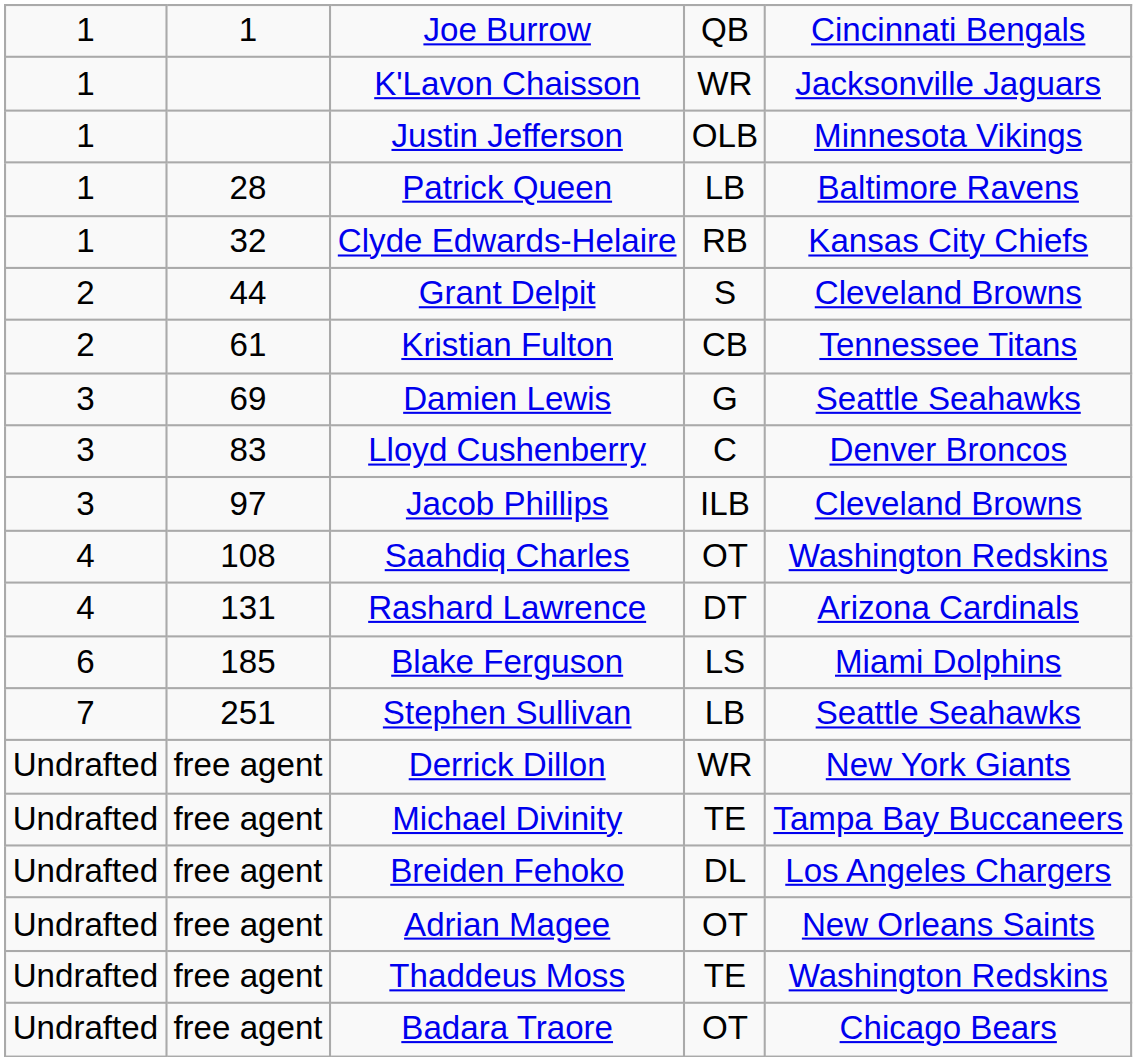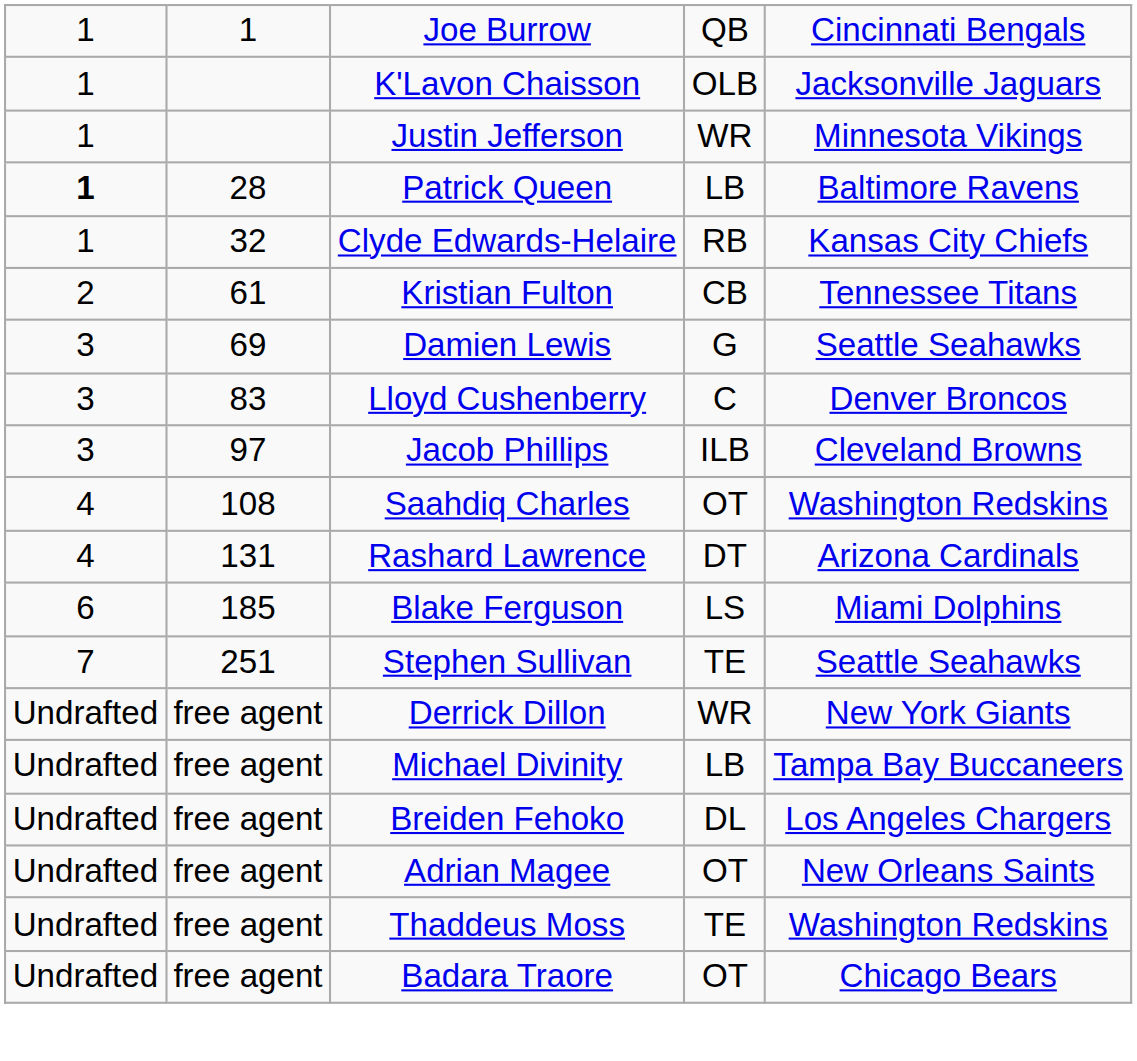(725, 83) WR -> (725, 83) OLB
(725, 135) OLB -> (725, 135) WR
(85, 188) normal -> (85, 188) bold
- row: (507, 293)
(725, 713) LB -> (725, 661) TE
(725, 818) TE -> (725, 766) LB
